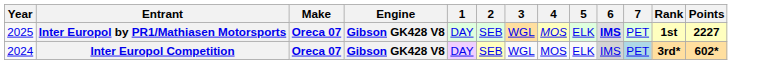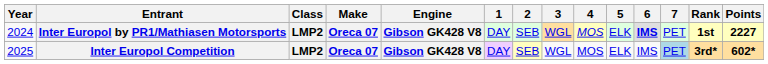+ column: (307, 13)
(20, 32) 2025 -> (20, 32) 2024
(20, 50) 2024 -> (20, 50) 2025
(610, 50) lightgrey background -> (647, 50) no background
